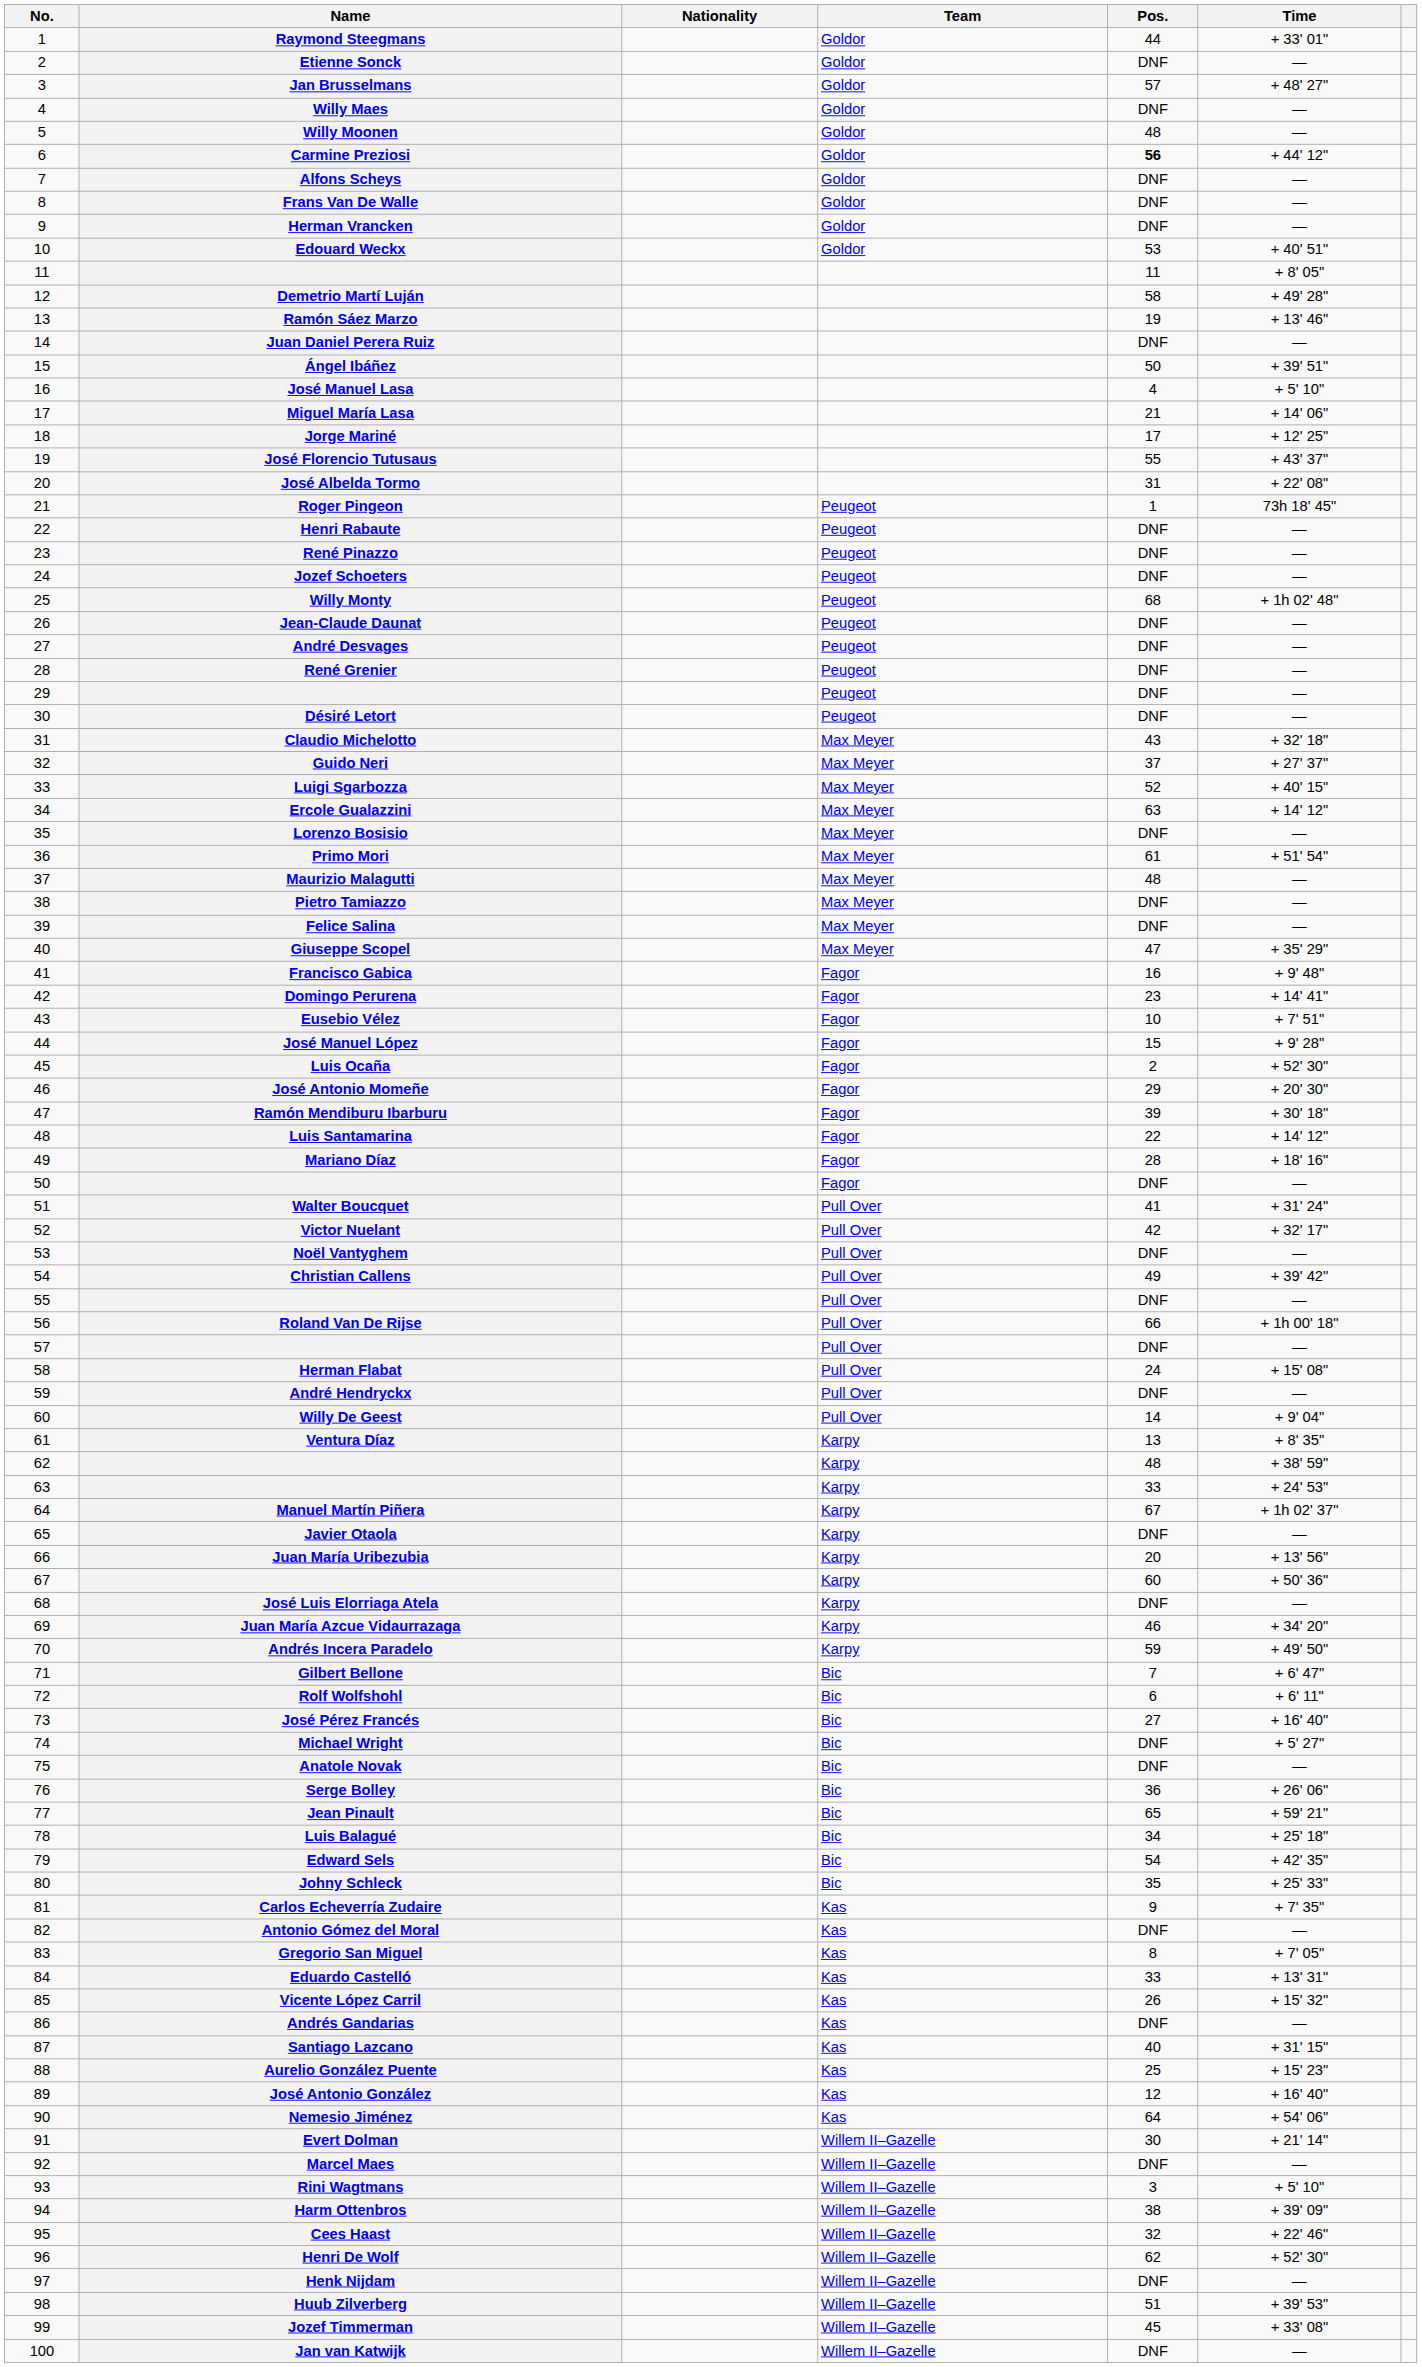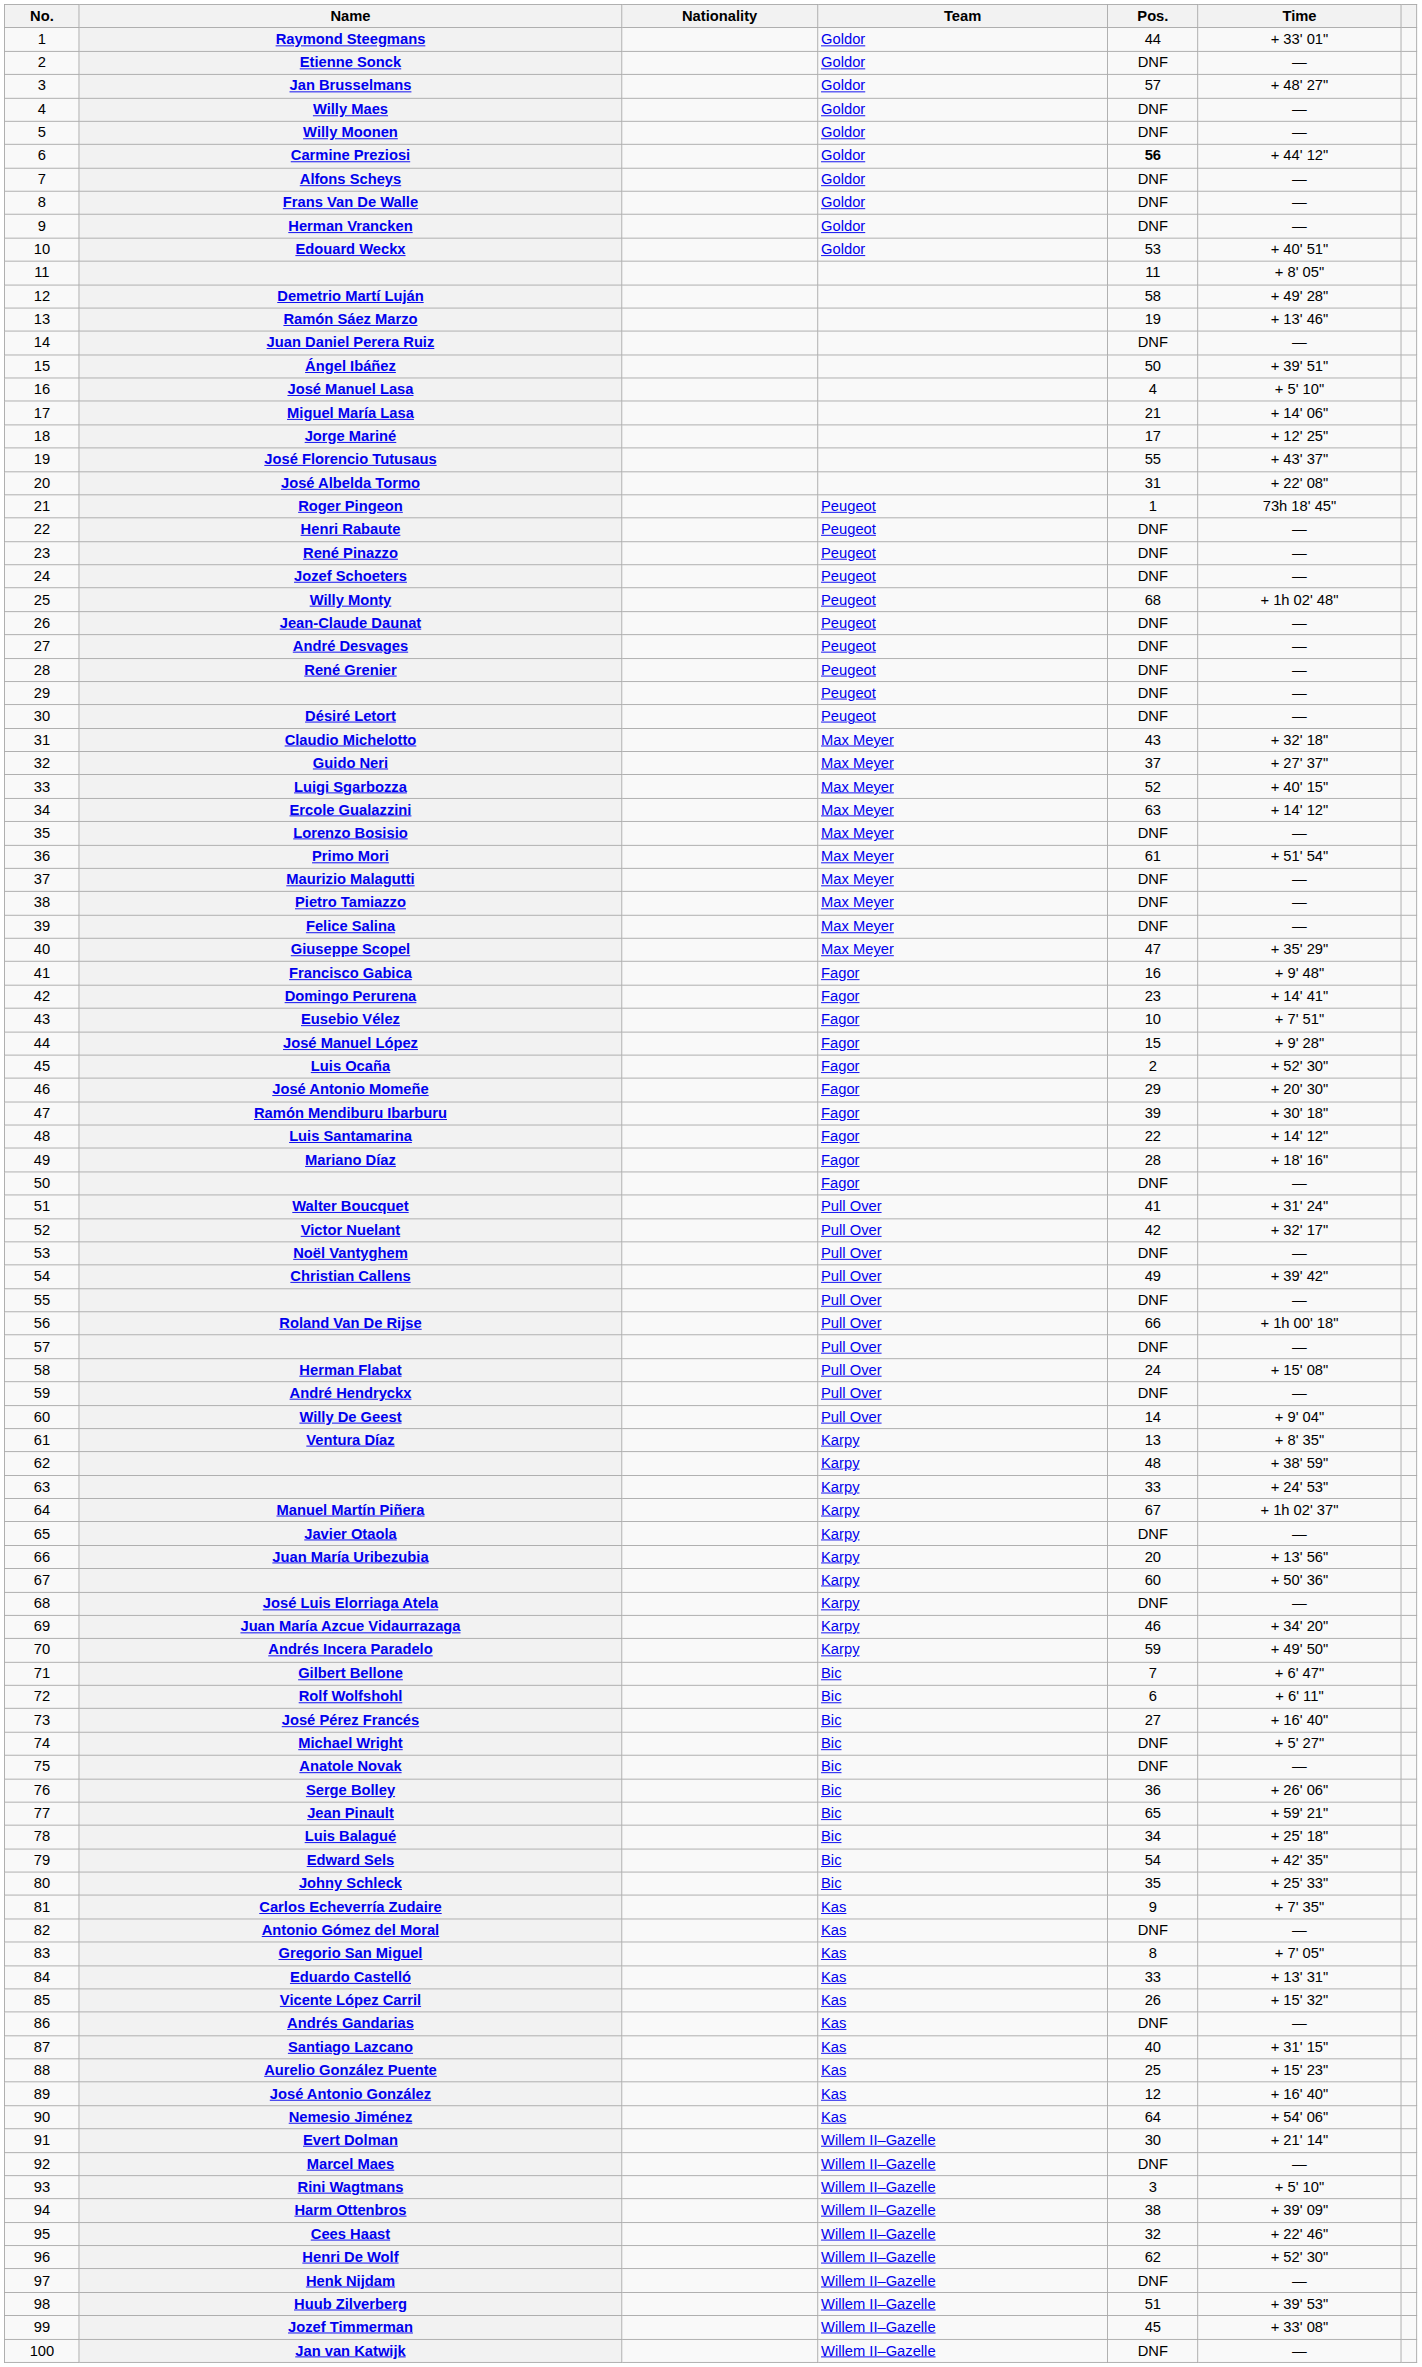(1153, 132) 48 -> (1153, 132) DNF
(1153, 879) 48 -> (1153, 879) DNF
